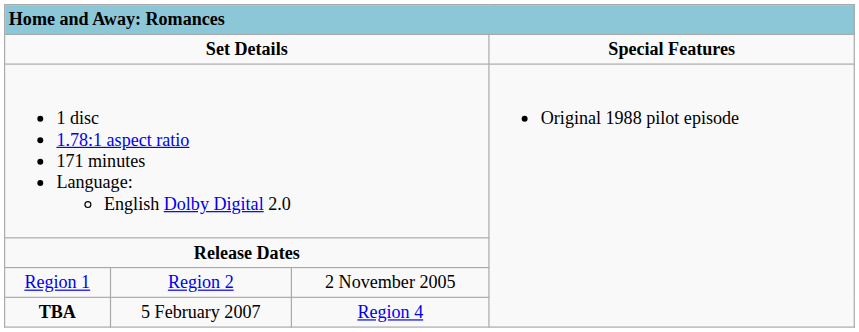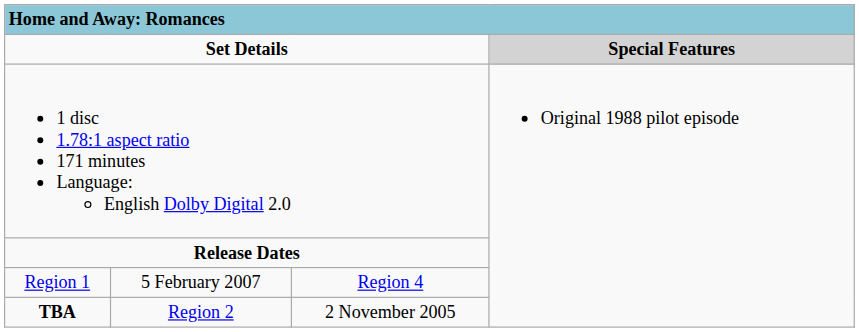(672, 49) no background -> (672, 49) lightgrey background
(201, 282) Region 2 -> (201, 282) 5 February 2007
(390, 282) 2 November 2005 -> (390, 282) Region 4
(201, 311) 5 February 2007 -> (201, 311) Region 2
(390, 311) Region 4 -> (390, 311) 2 November 2005
